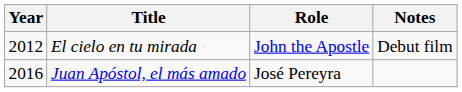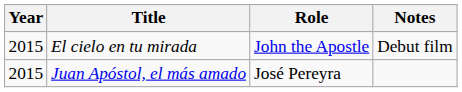(26, 45) 2012 -> (26, 45) 2015
(26, 73) 2016 -> (26, 73) 2015
